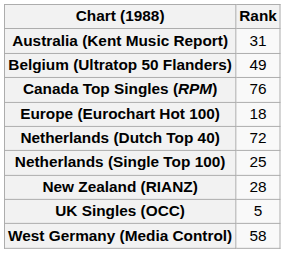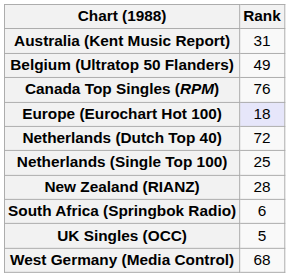(258, 114) no background -> (262, 114) lavender background
+ row: (122, 211)
(258, 235) 58 -> (262, 260) 68
